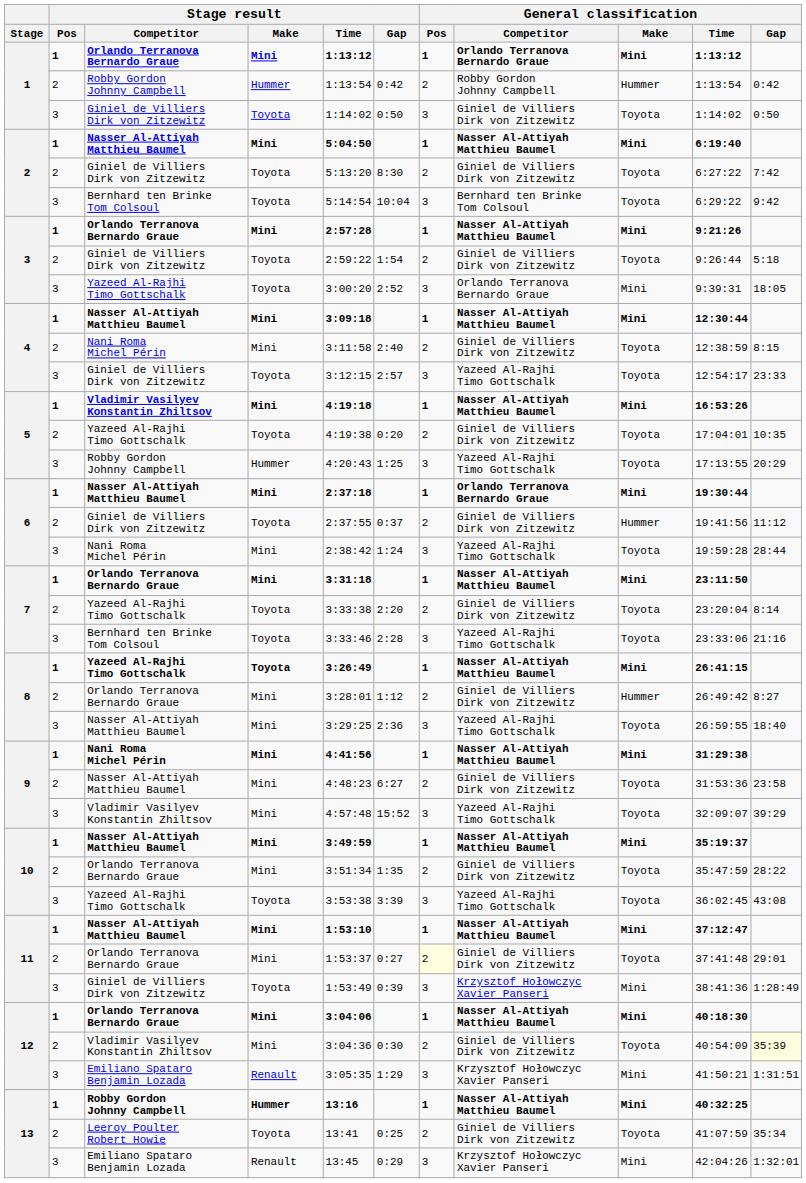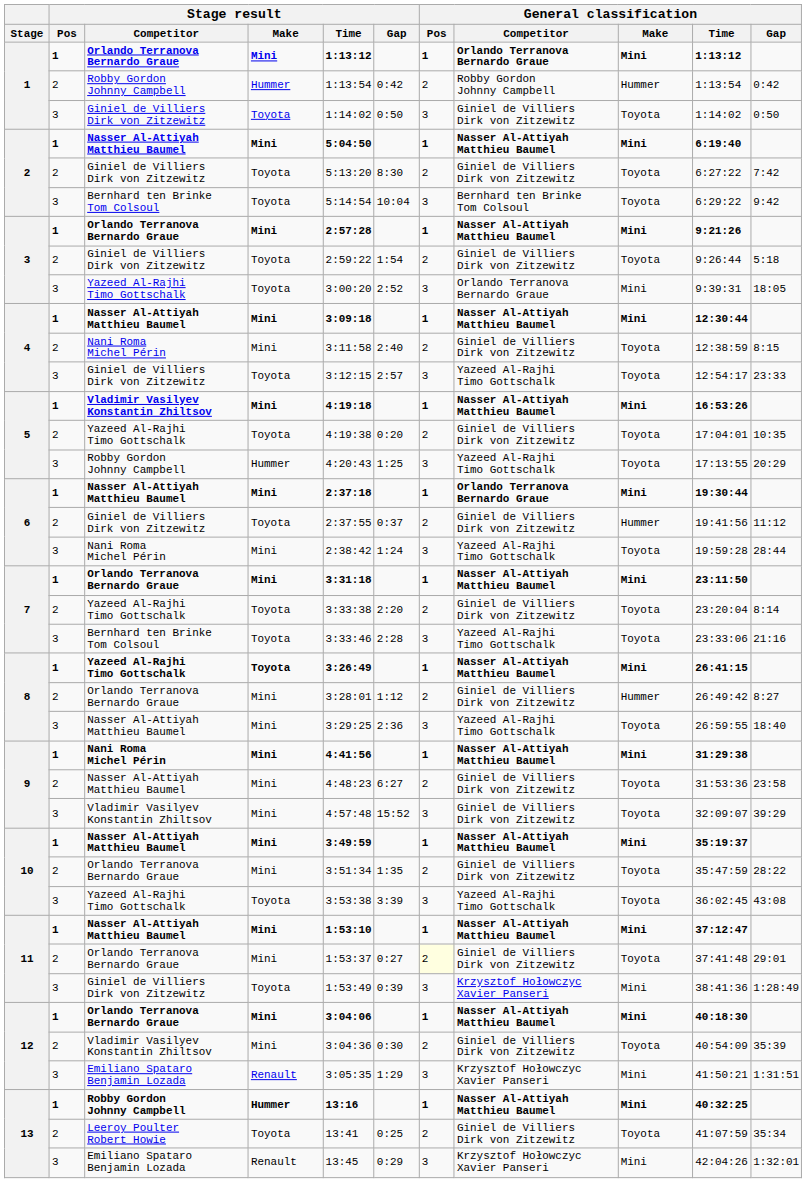(506, 813) Yazeed Al-Rajhi Timo Gottschalk -> (516, 813) Giniel de Villiers Dirk von Zitzewitz
(770, 1046) lightyellow background -> (770, 1046) no background
